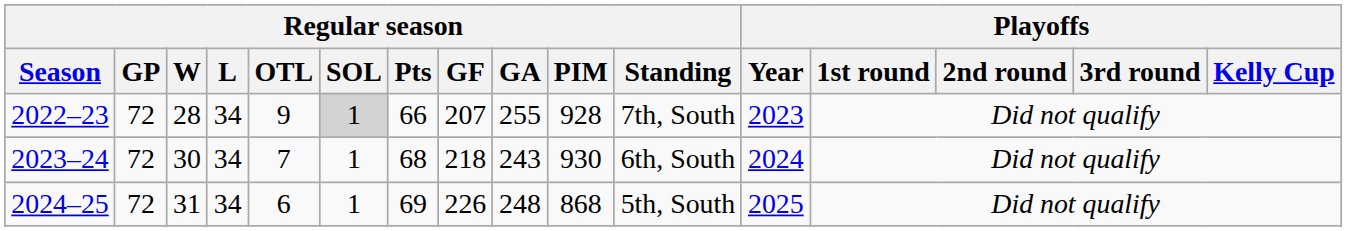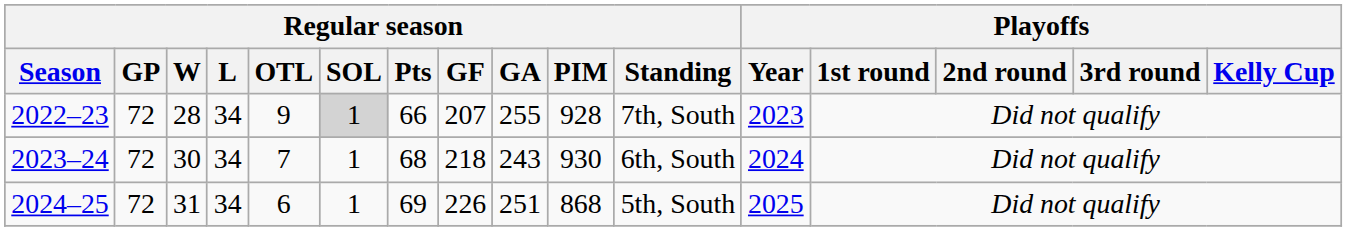(520, 203) 248 -> (520, 203) 251
